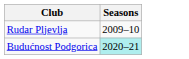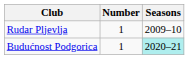+ column: (121, 12)
